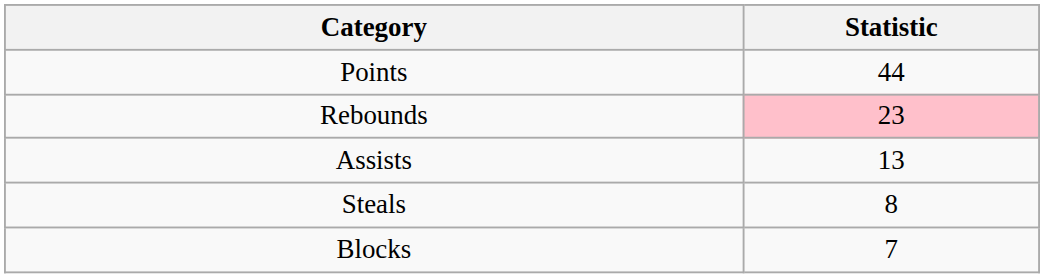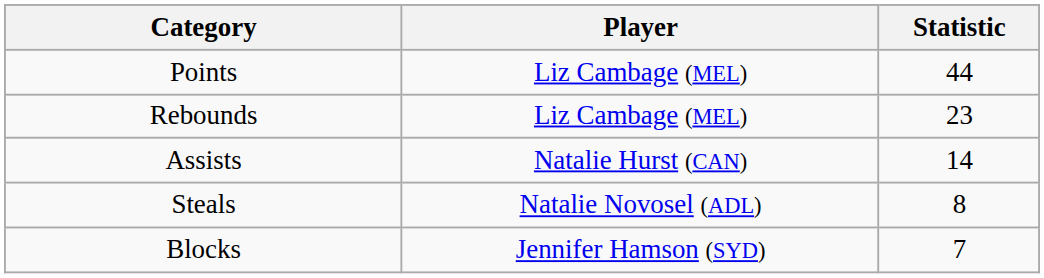+ column: (641, 27)
(891, 115) pink background -> (959, 115) no background
(891, 160) 13 -> (959, 160) 14
